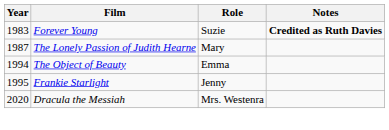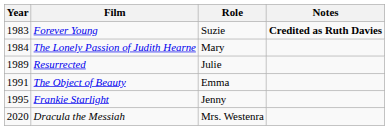(18, 47) 1987 -> (18, 47) 1984
+ row: (60, 64)
(18, 64) 1994 -> (18, 82) 1991
